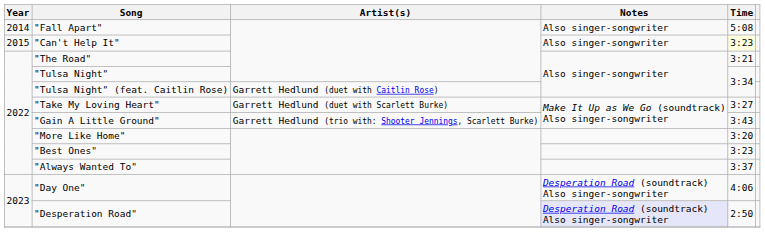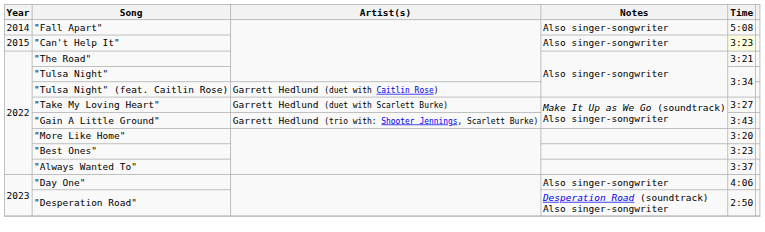(626, 188) Desperation Road (soundtrack) Also singer-songwriter -> (606, 182) Also singer-songwriter
(626, 214) lavender background -> (626, 203) no background
